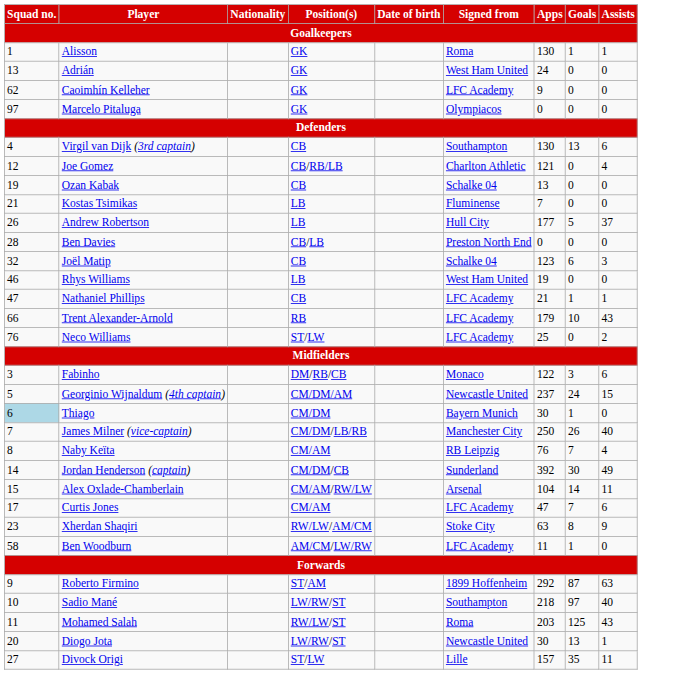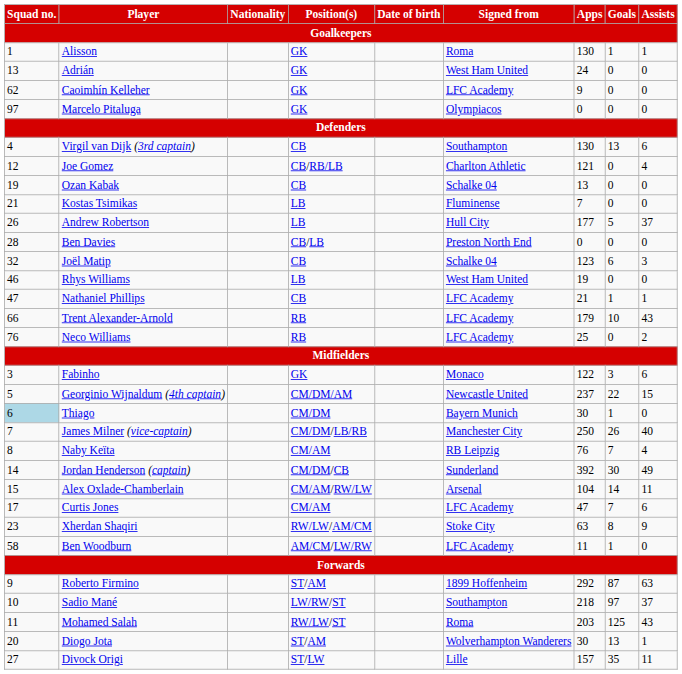(308, 337) ST/LW -> (298, 337) RB
(319, 375) DM/RB/CB -> (299, 375) GK
(574, 394) 24 -> (614, 394) 22
(607, 603) 40 -> (647, 603) 37
(318, 641) LW/RW/ST -> (308, 641) ST/AM
(487, 641) Newcastle United -> (509, 641) Wolverhampton Wanderers
